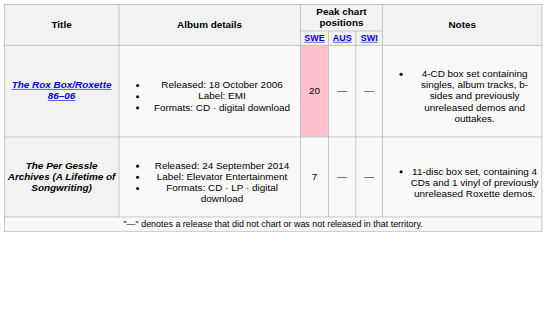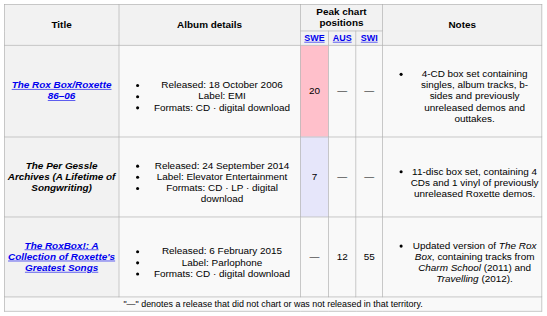(314, 176) no background -> (314, 176) lavender background
+ row: (62, 257)
